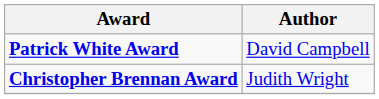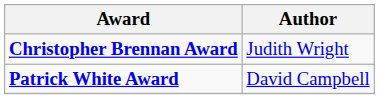rows swapped: (123, 78) <-> (94, 49)
